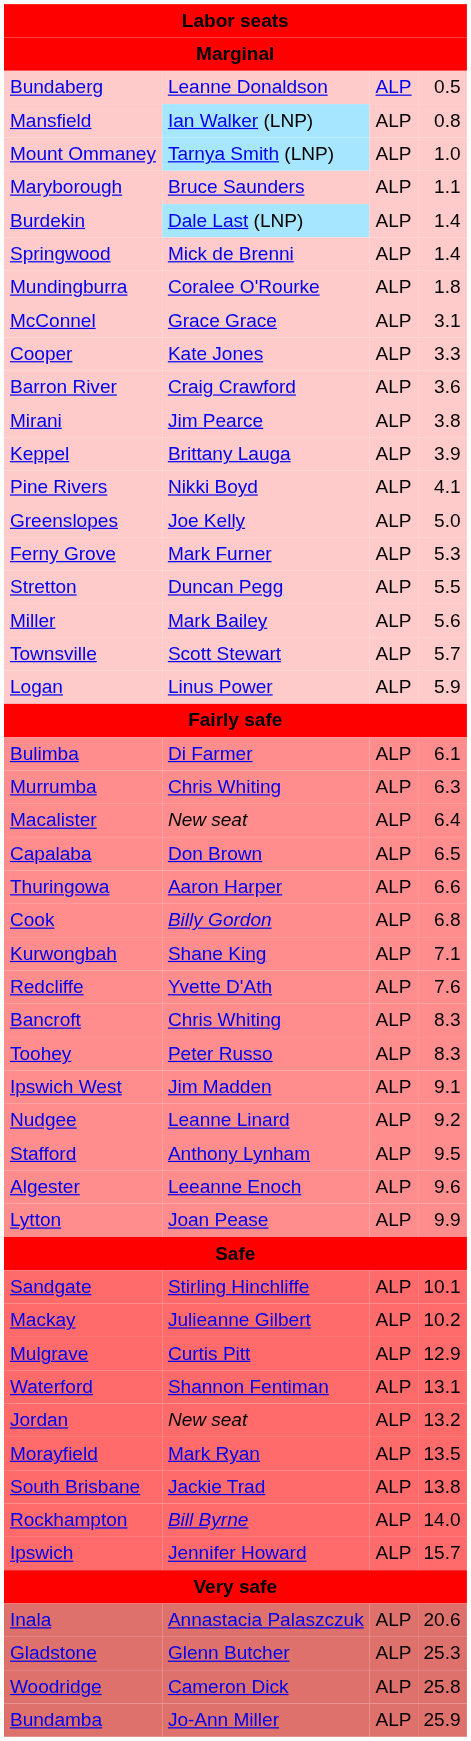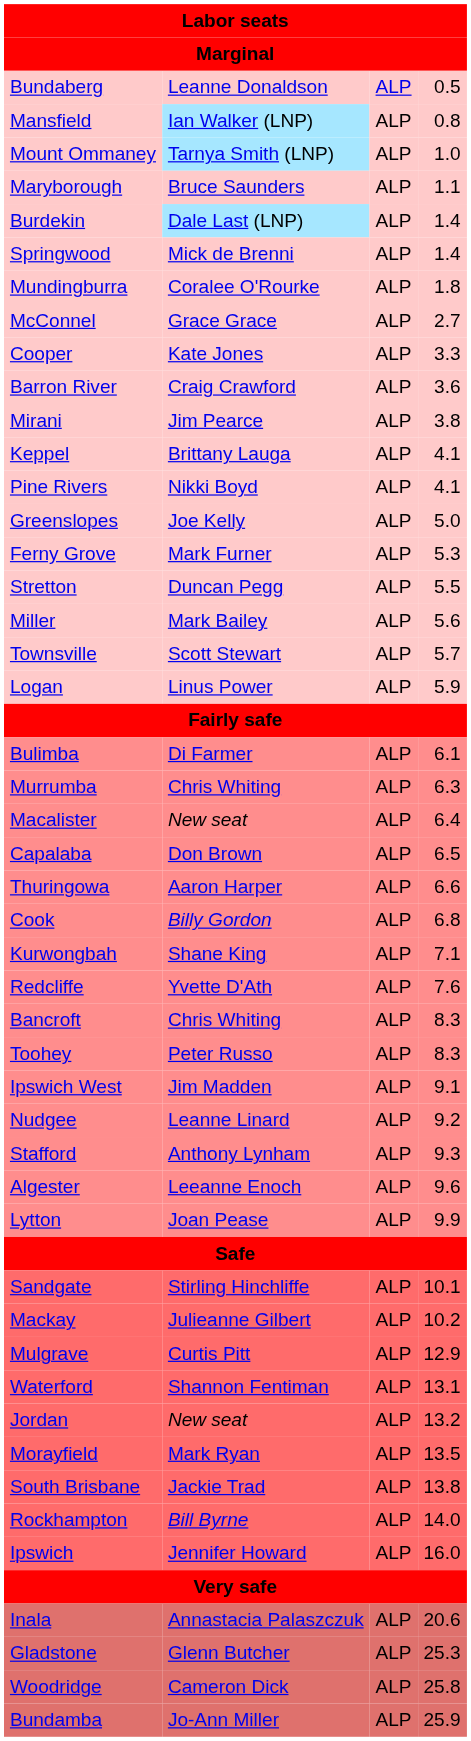(447, 321) 3.1 -> (447, 321) 2.7
(447, 454) 3.9 -> (447, 454) 4.1
(447, 1154) 9.5 -> (447, 1154) 9.3
(442, 1553) 15.7 -> (442, 1553) 16.0
